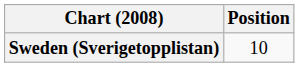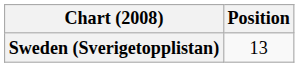(259, 47) 10 -> (259, 47) 13
